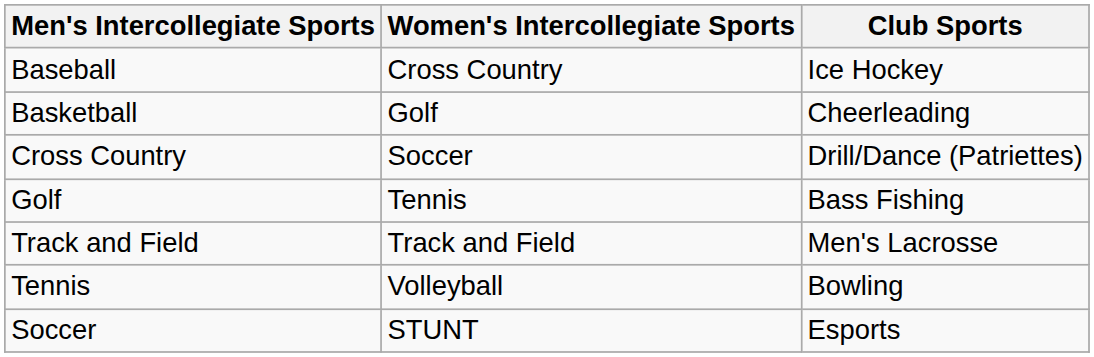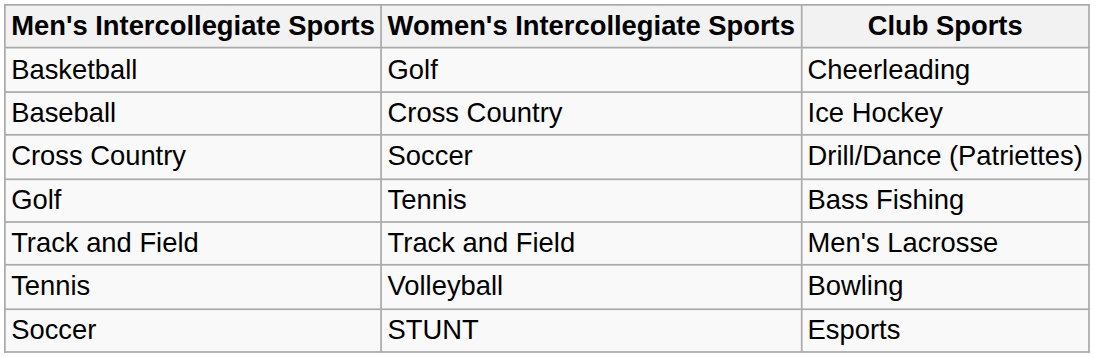rows swapped: (64, 69) <-> (74, 112)
